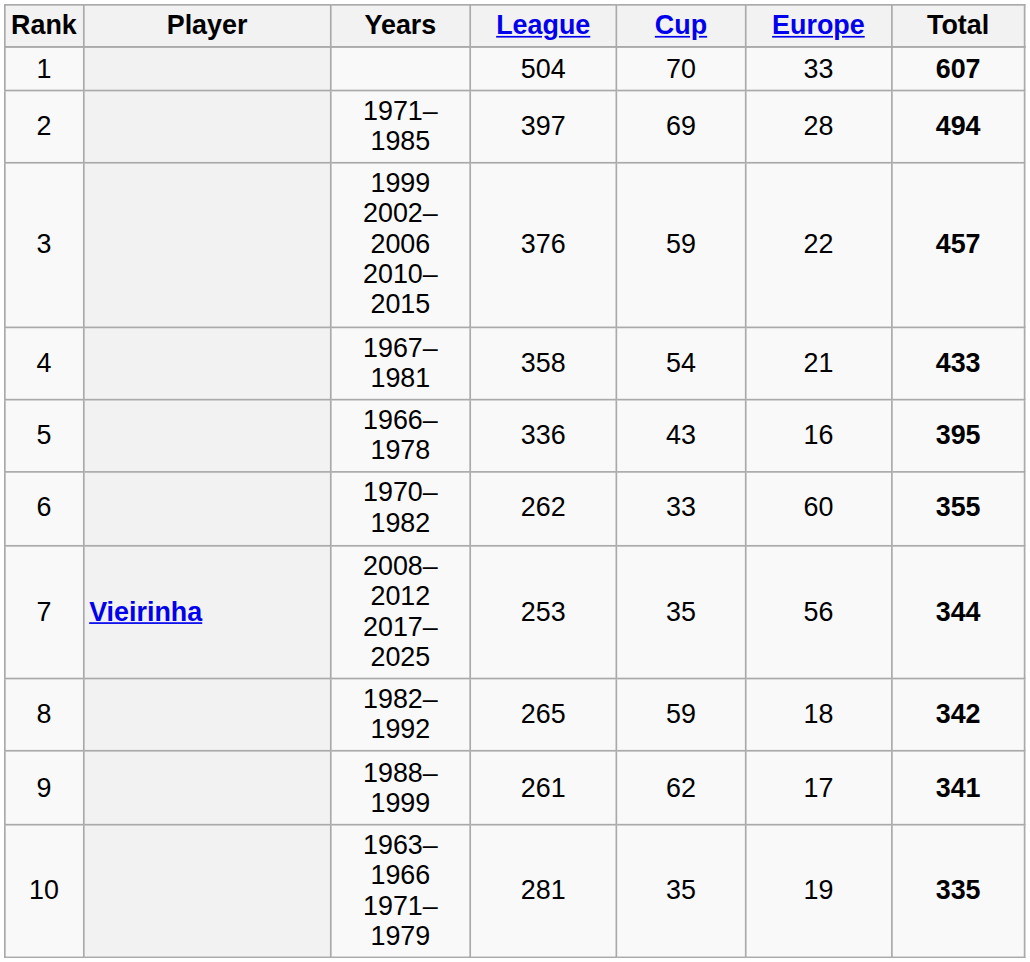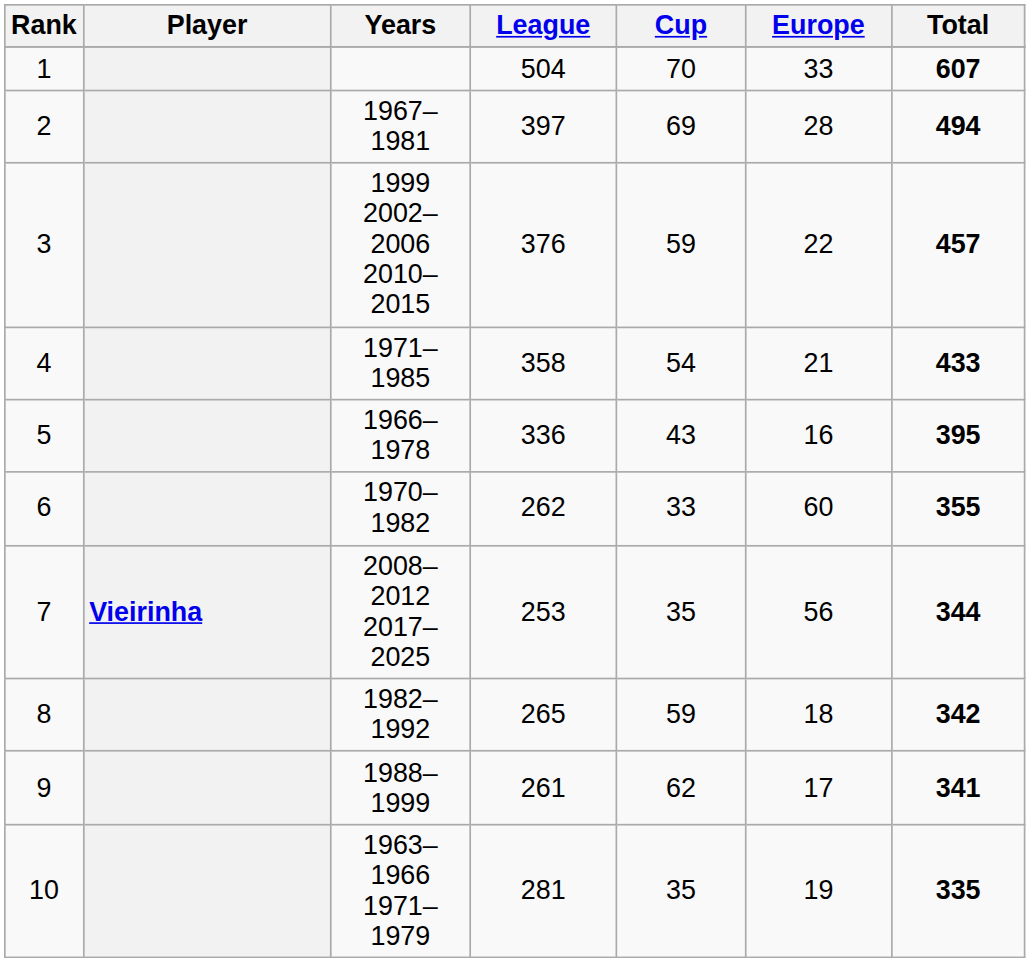(400, 126) 1971–1985 -> (400, 126) 1967–1981
(400, 362) 1967–1981 -> (400, 362) 1971–1985
